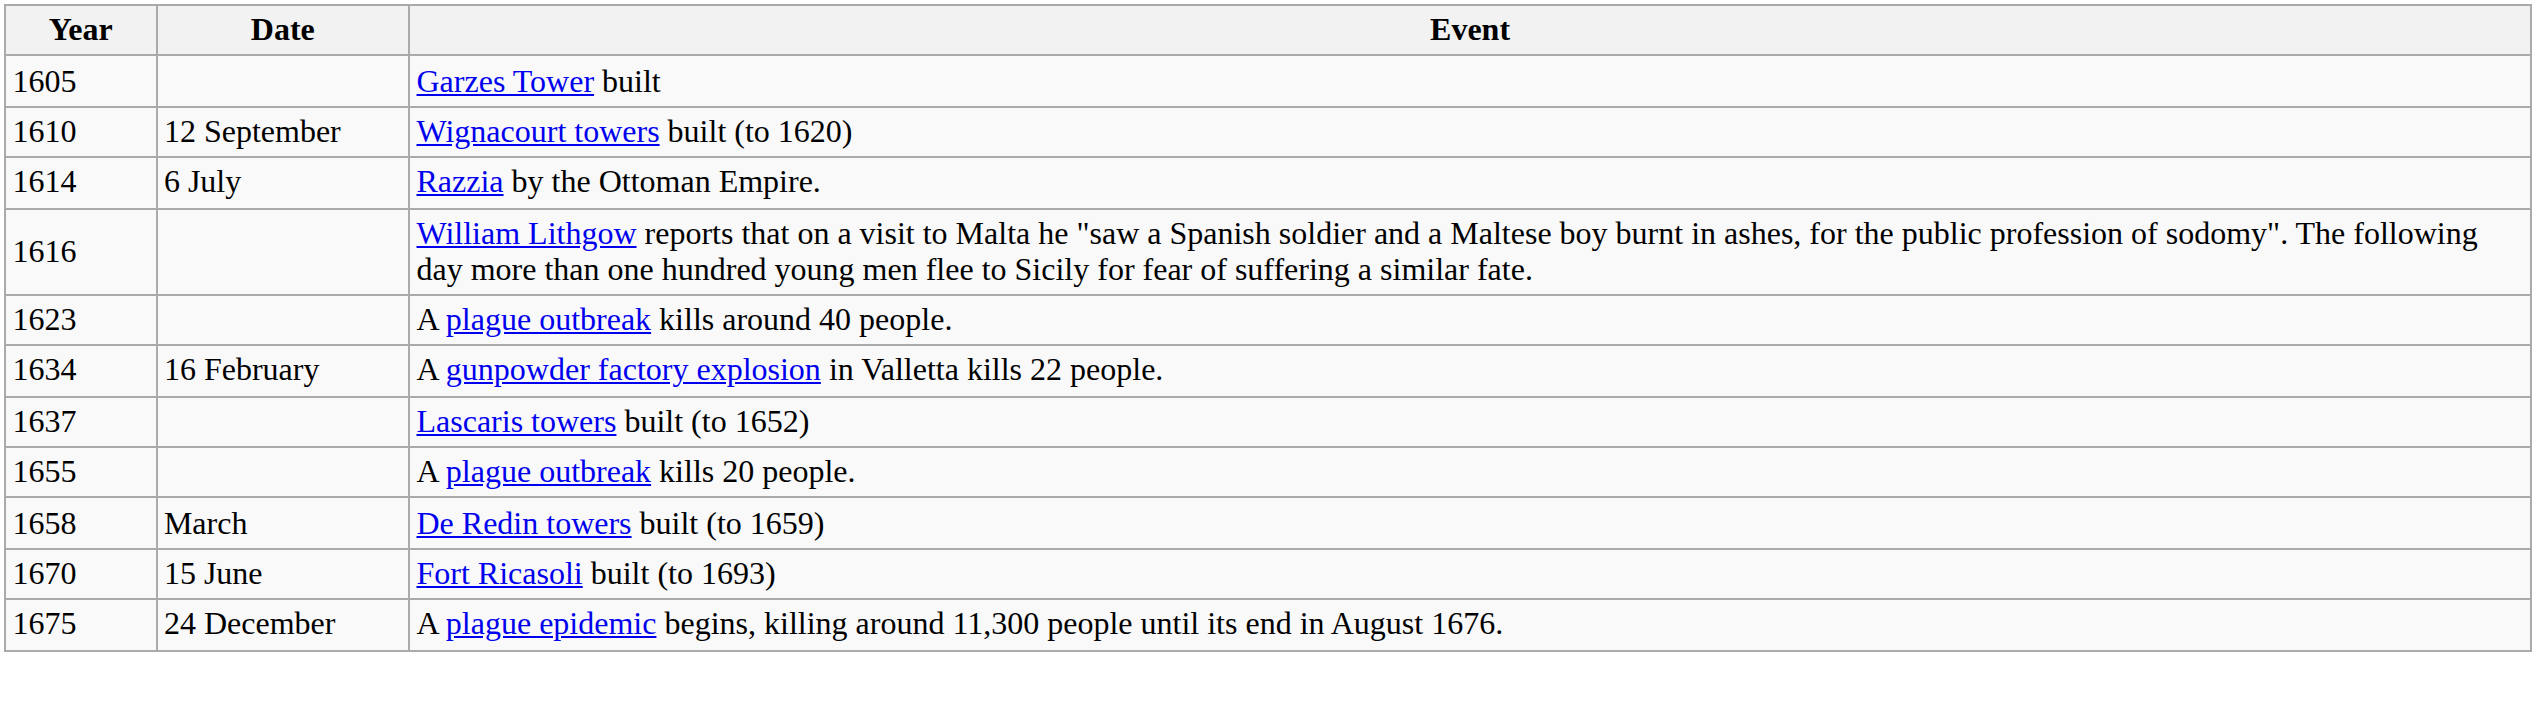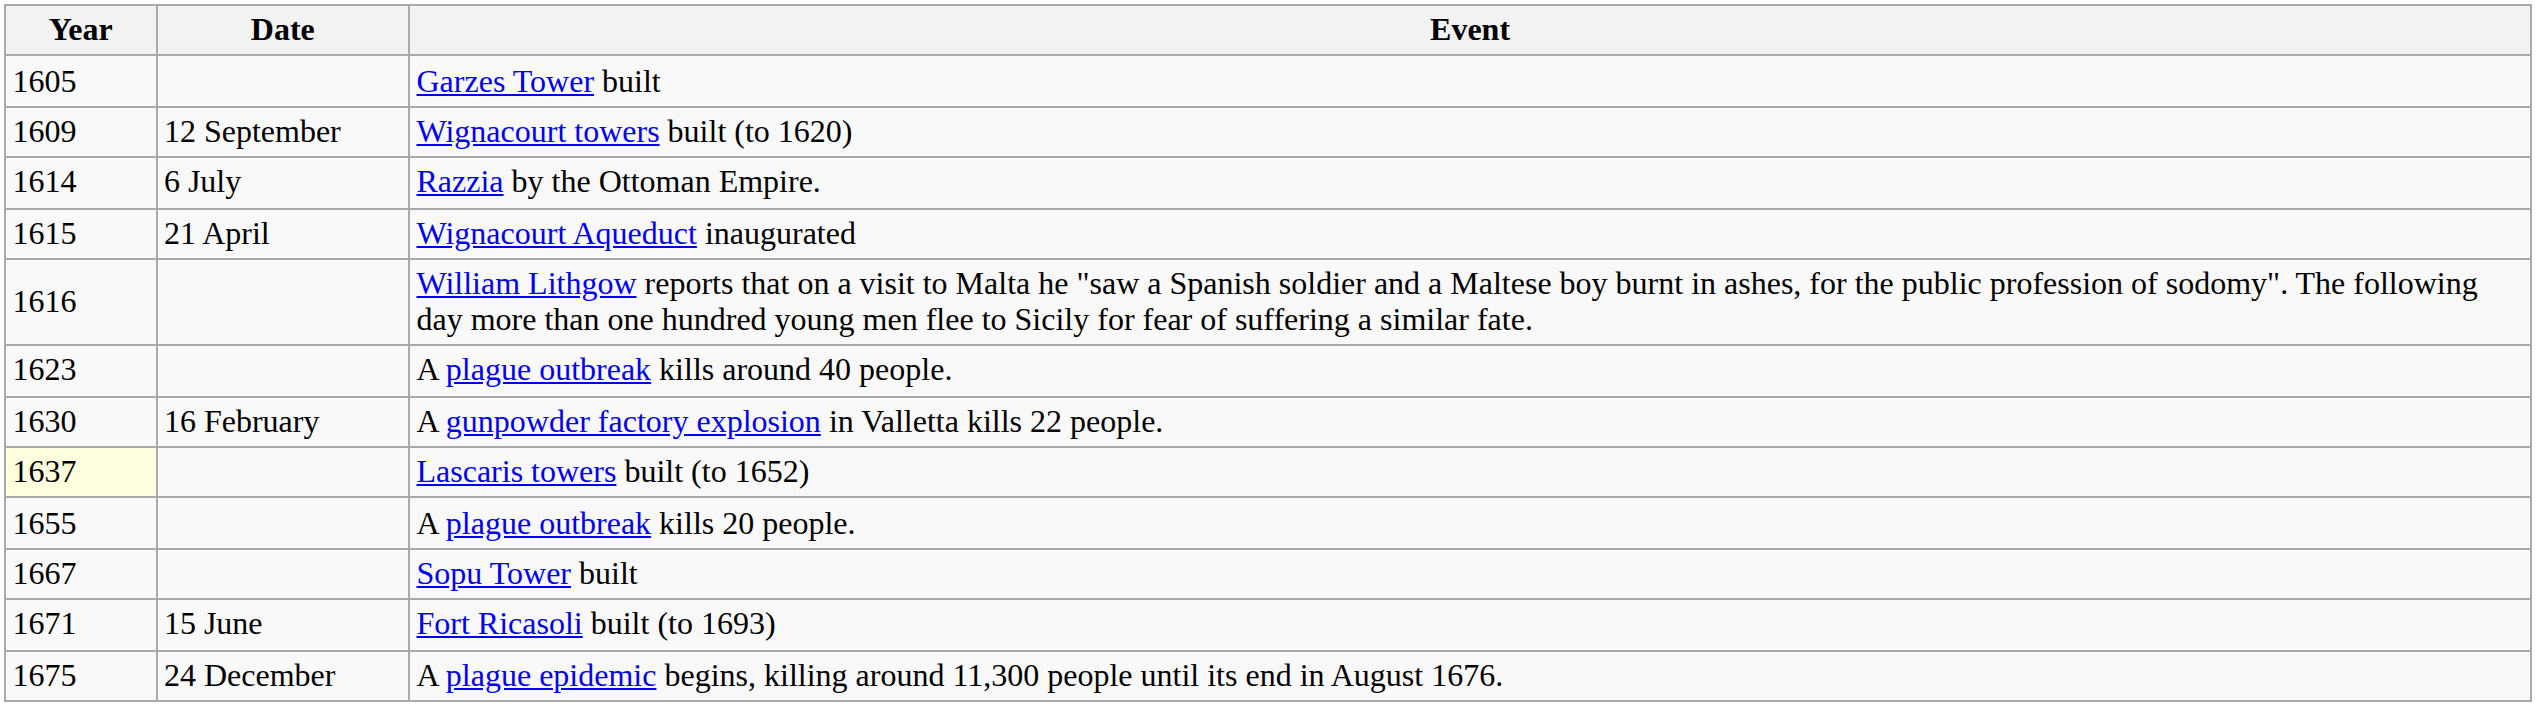(44, 131) 1610 -> (44, 131) 1609
+ row: (636, 232)
(44, 370) 1634 -> (44, 421) 1630
(44, 421) no background -> (44, 471) lightyellow background
- row: (620, 522)
+ row: (527, 573)
(44, 573) 1670 -> (44, 624) 1671
